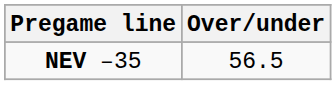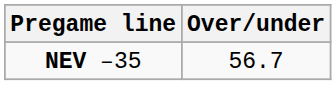(256, 61) 56.5 -> (256, 61) 56.7
